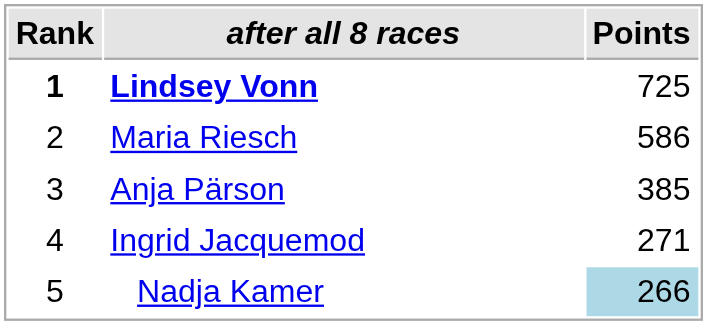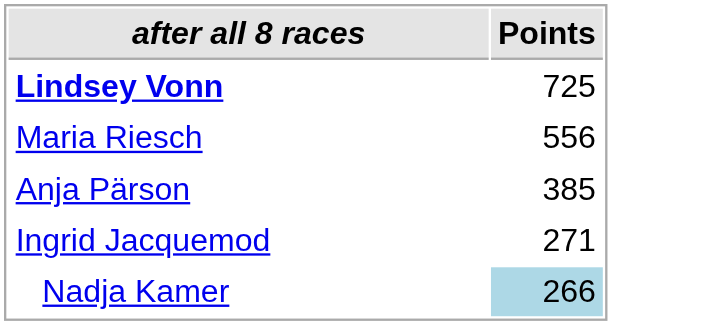- column: (55, 33)
(664, 138) 586 -> (569, 138) 556
